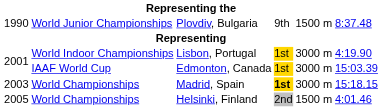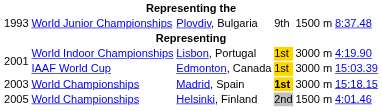(16, 23) 1990 -> (16, 23) 1993
